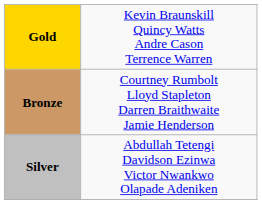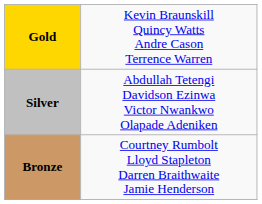rows swapped: (42, 167) <-> (42, 102)
